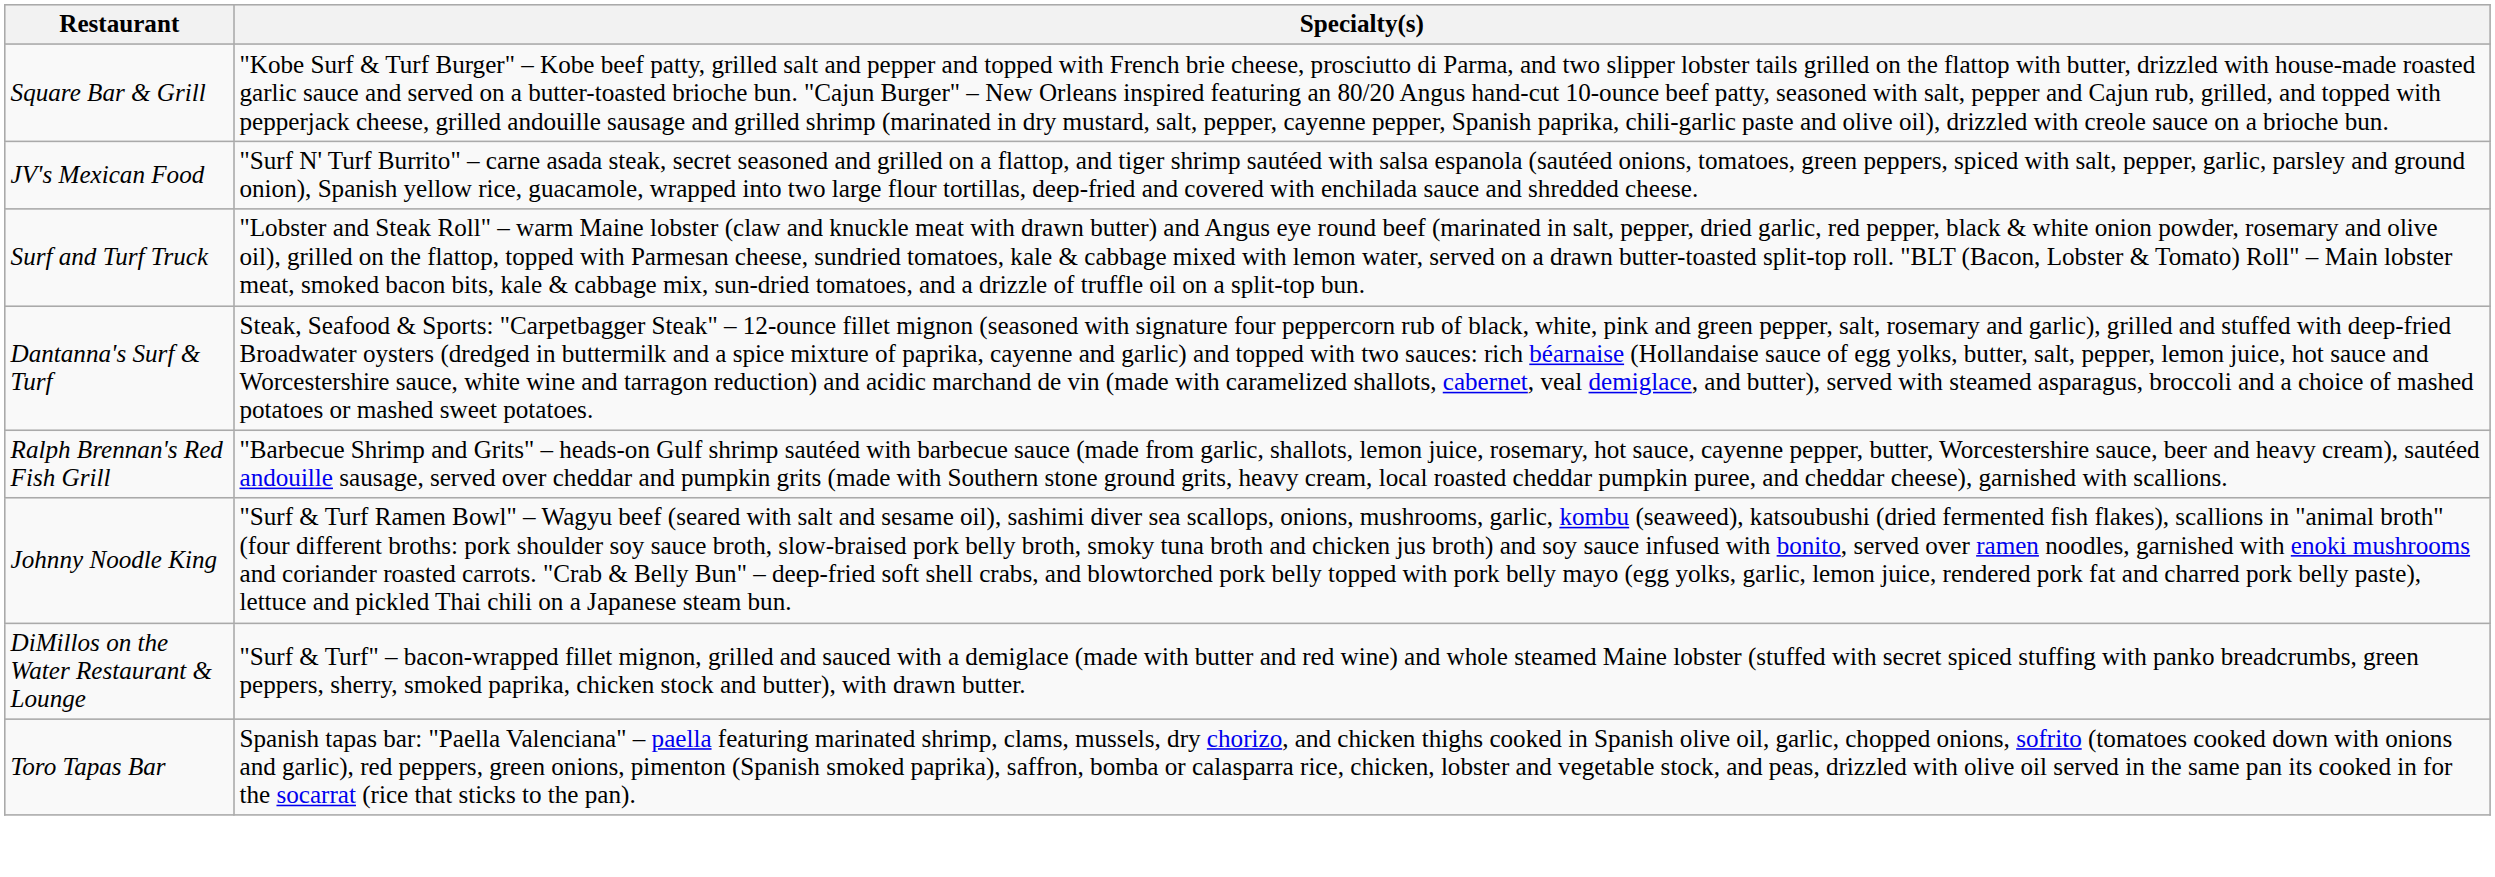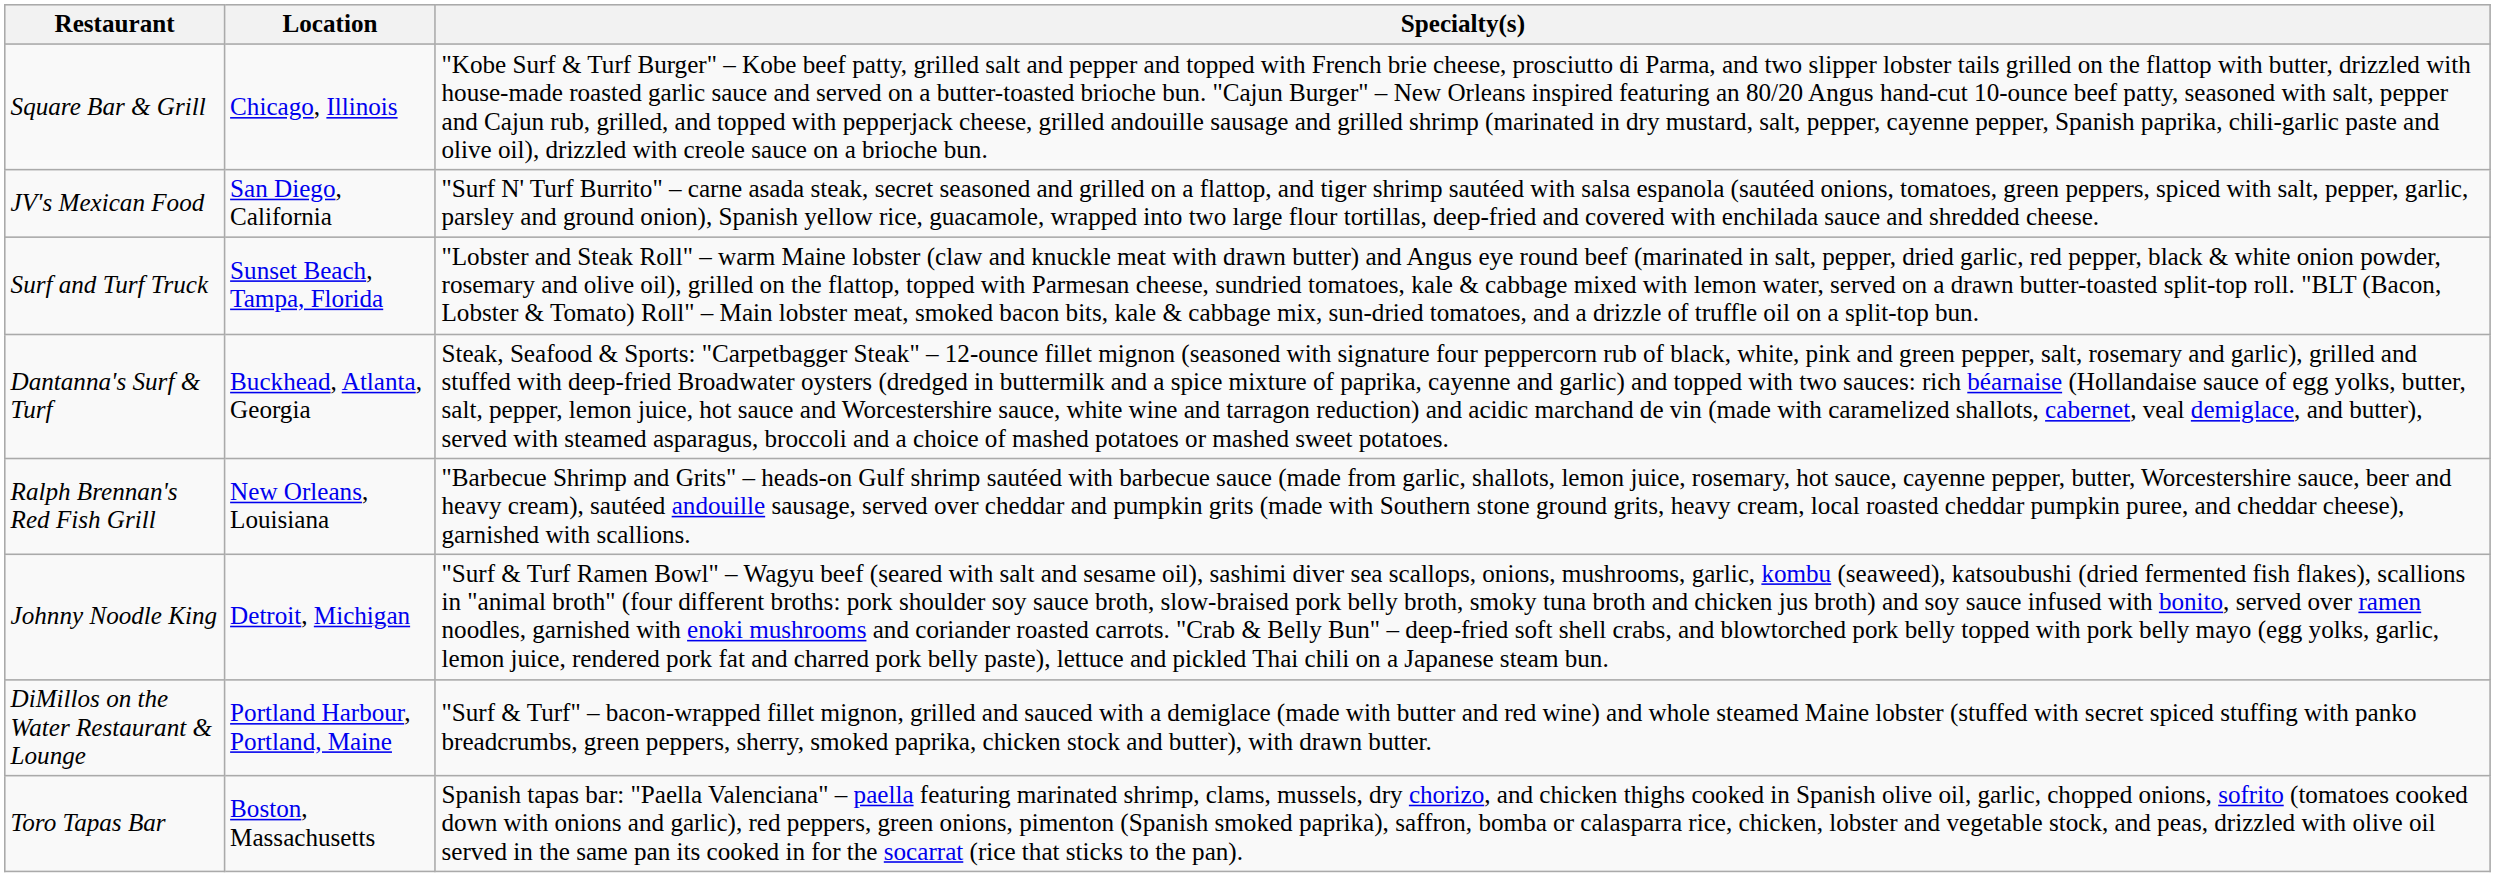+ column: (330, 24)
